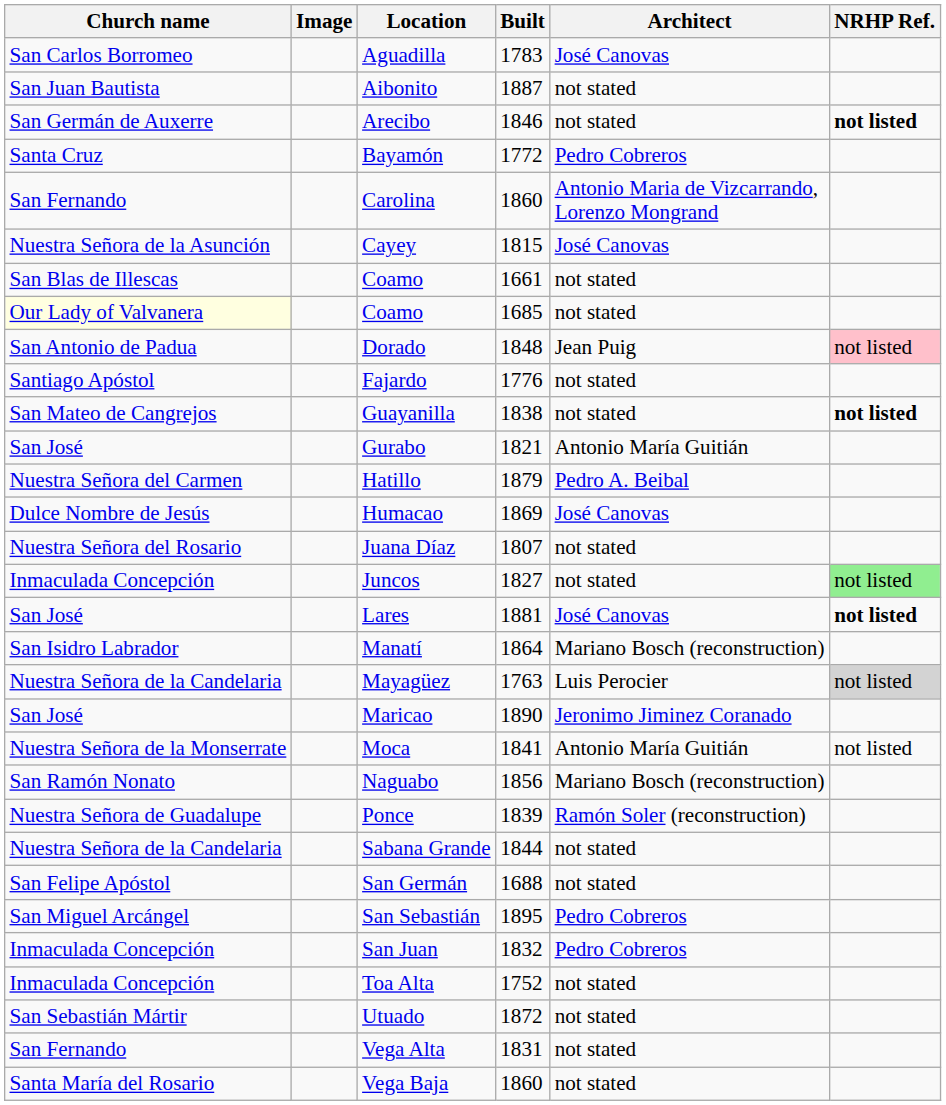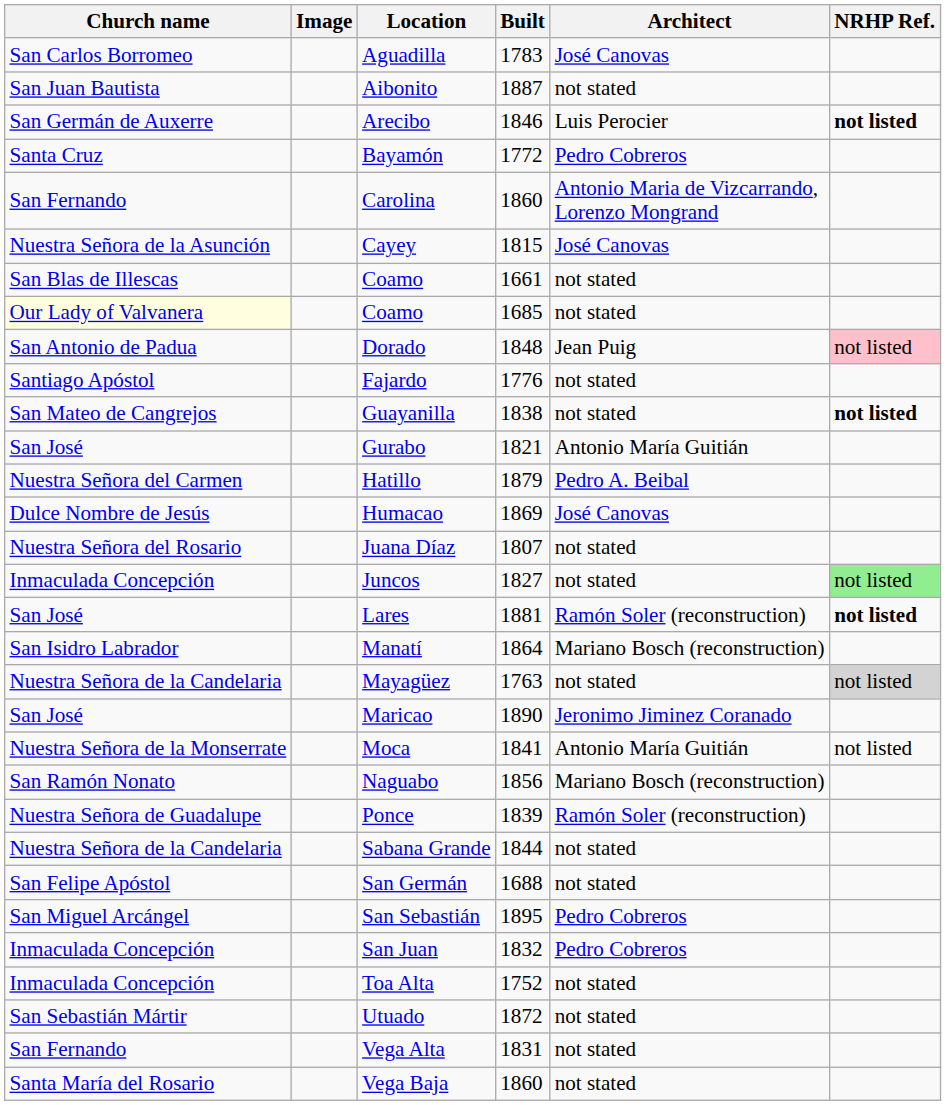(595, 121) not stated -> (611, 121) Luis Perocier
(612, 614) José Canovas -> (680, 614) Ramón Soler (reconstruction)
(611, 681) Luis Perocier -> (595, 681) not stated
